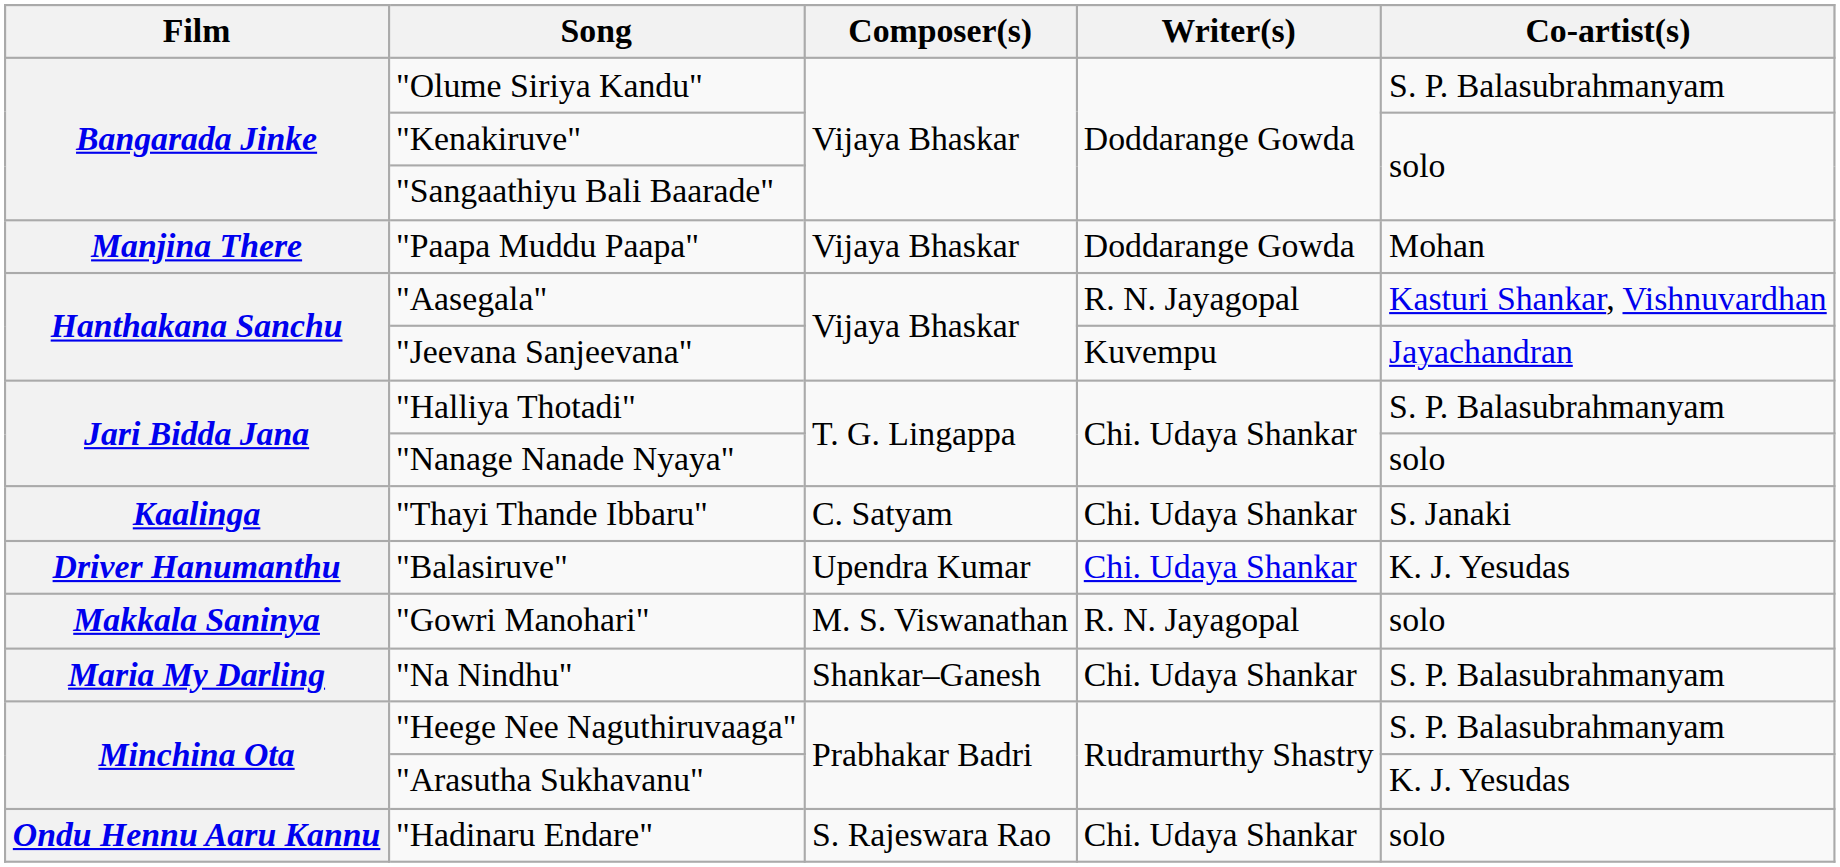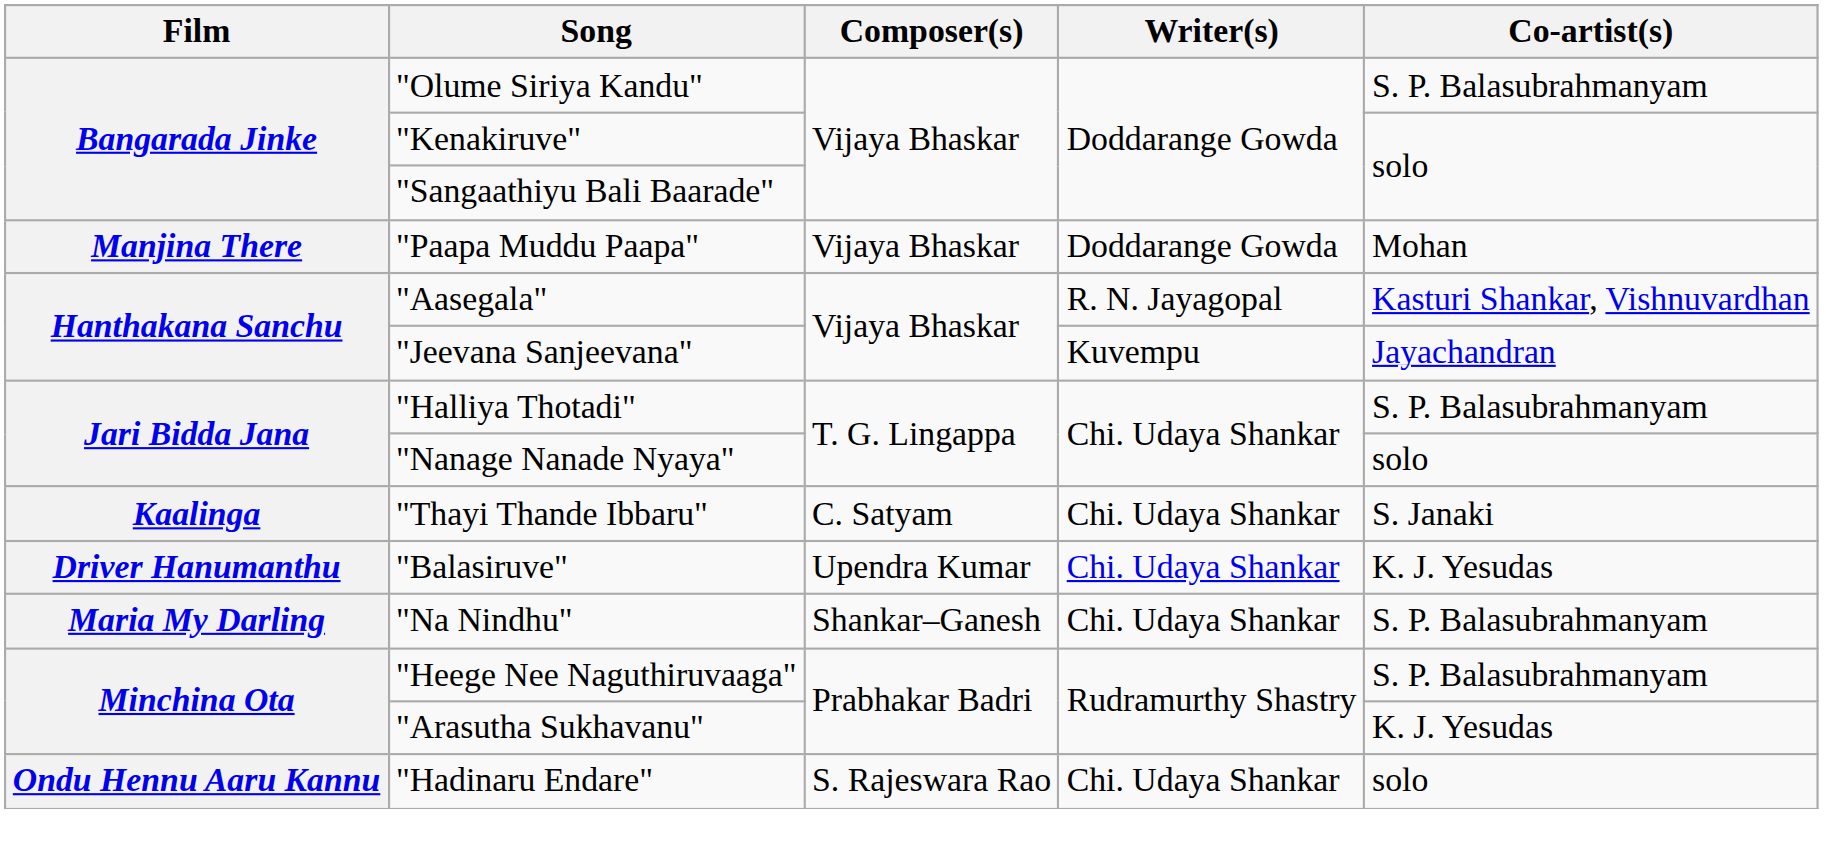- row: (523, 620)
